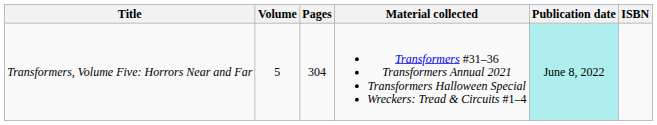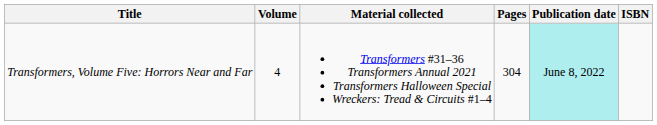columns swapped: (432, 14) <-> (317, 14)
(277, 72) 5 -> (277, 72) 4
